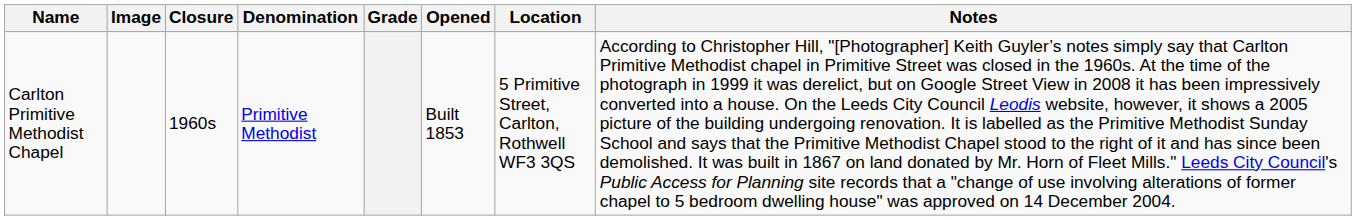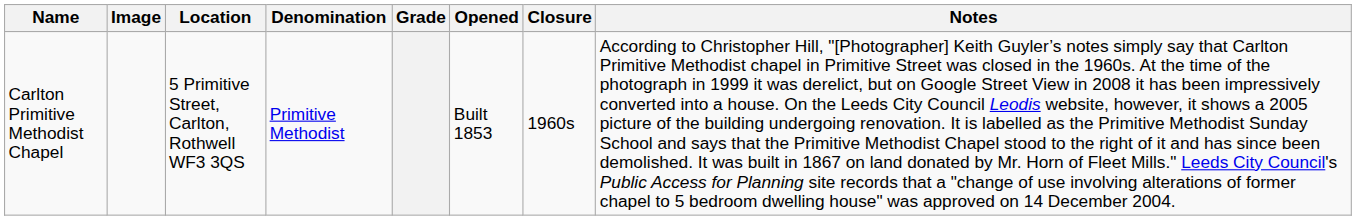columns swapped: (545, 18) <-> (201, 18)
